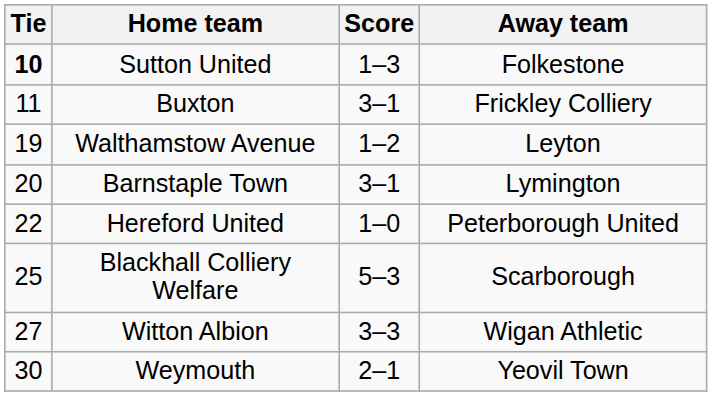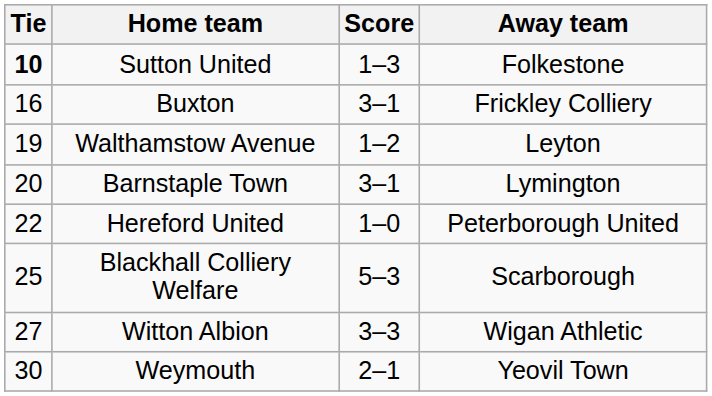(28, 104) 11 -> (28, 104) 16
